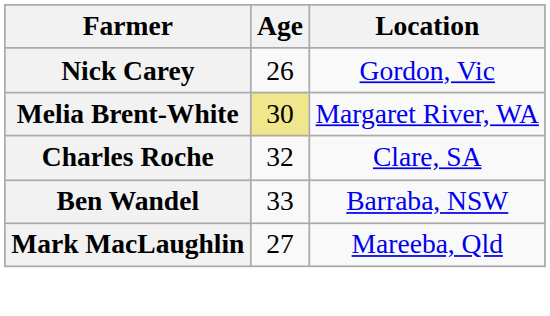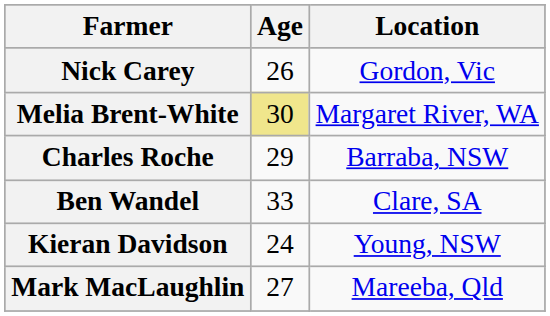(280, 157) 32 -> (280, 157) 29
(427, 157) Clare, SA -> (427, 157) Barraba, NSW
(427, 200) Barraba, NSW -> (427, 200) Clare, SA
+ row: (128, 244)
